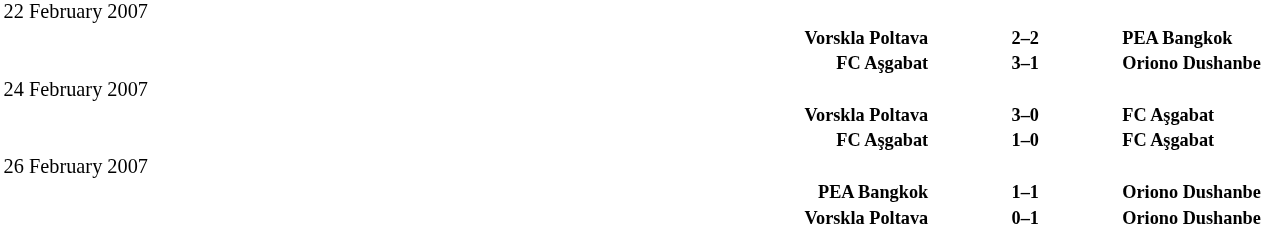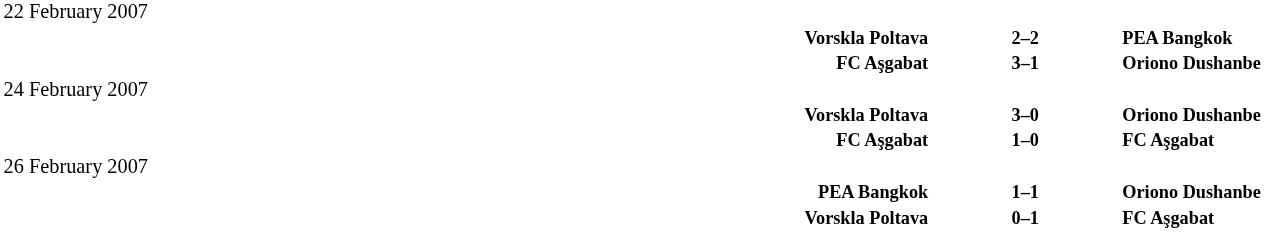(1168, 115) FC Aşgabat -> (1192, 115) Oriono Dushanbe
(1192, 218) Oriono Dushanbe -> (1168, 218) FC Aşgabat
